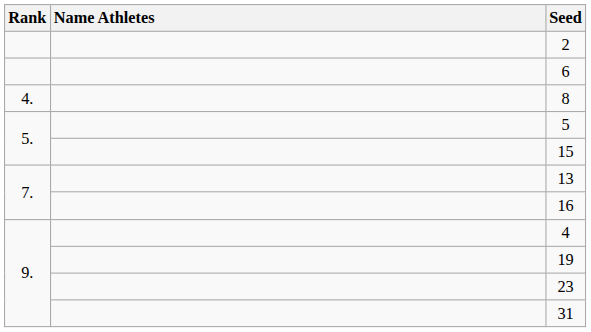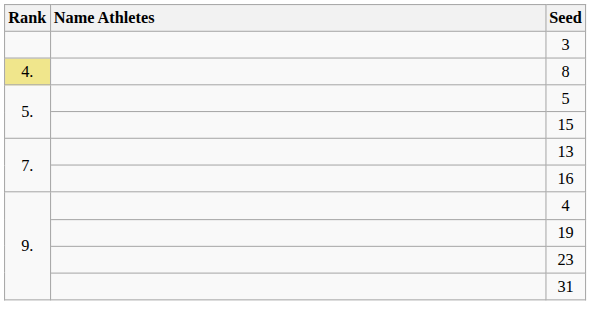- row: (566, 44)
- row: (566, 71)
+ row: (566, 44)
(27, 98) no background -> (27, 71) khaki background
